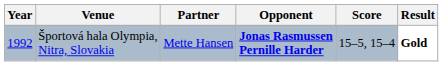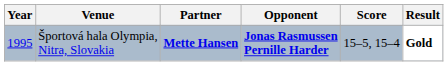(20, 43) 1992 -> (20, 43) 1995
(198, 43) normal -> (201, 43) bold
